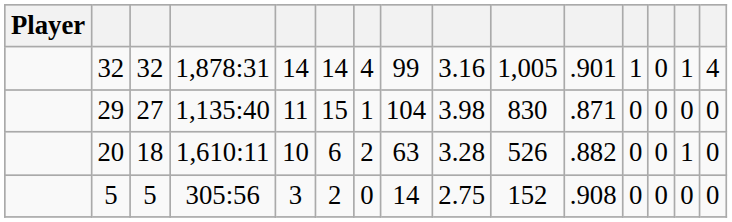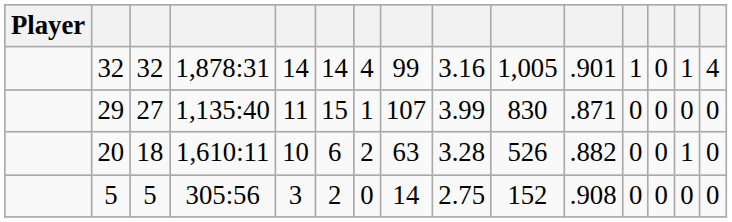(406, 110) 104 -> (406, 110) 107
(462, 110) 3.98 -> (462, 110) 3.99
